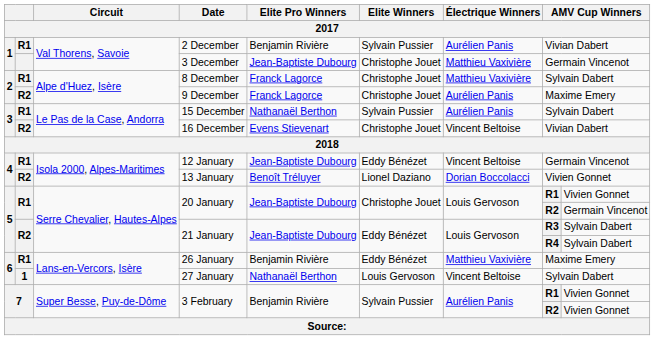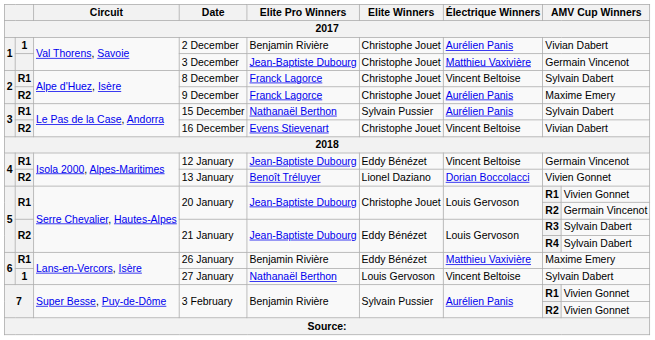(24, 45) R1 -> (24, 45) 1
(397, 45) Sylvain Pussier -> (401, 45) Christophe Jouet
(488, 78) Matthieu Vaxivière -> (483, 78) Vincent Beltoise
